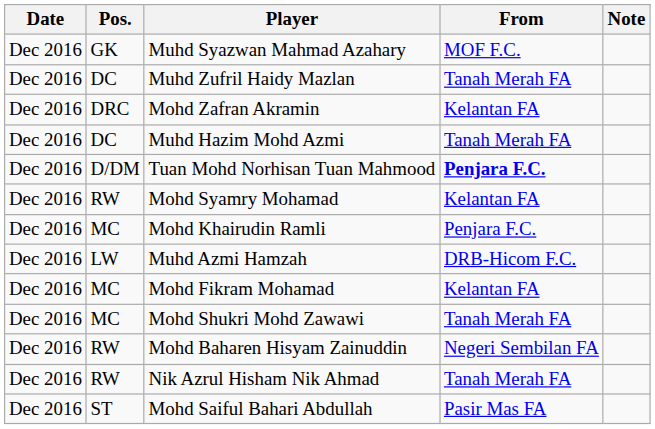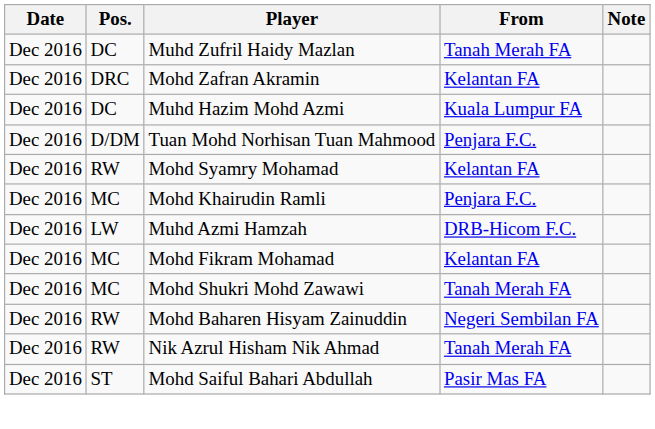- row: (277, 49)
(508, 139) Tanah Merah FA -> (513, 109) Kuala Lumpur FA
(495, 169) bold -> (490, 139) normal
